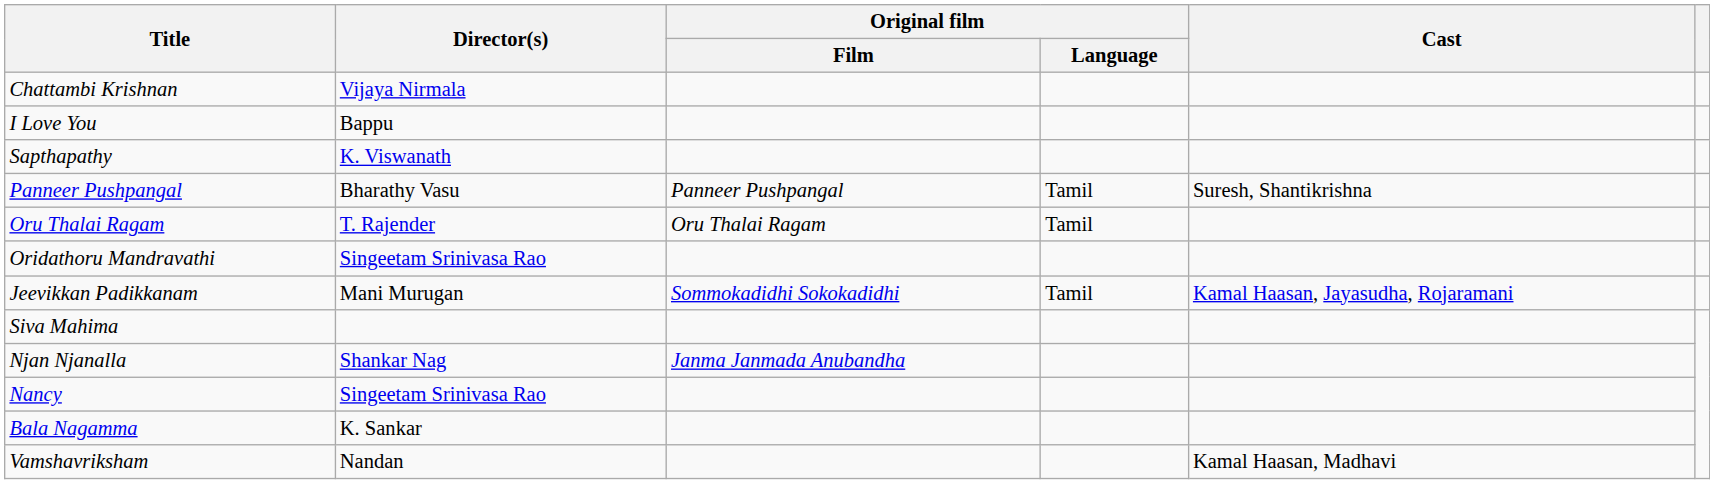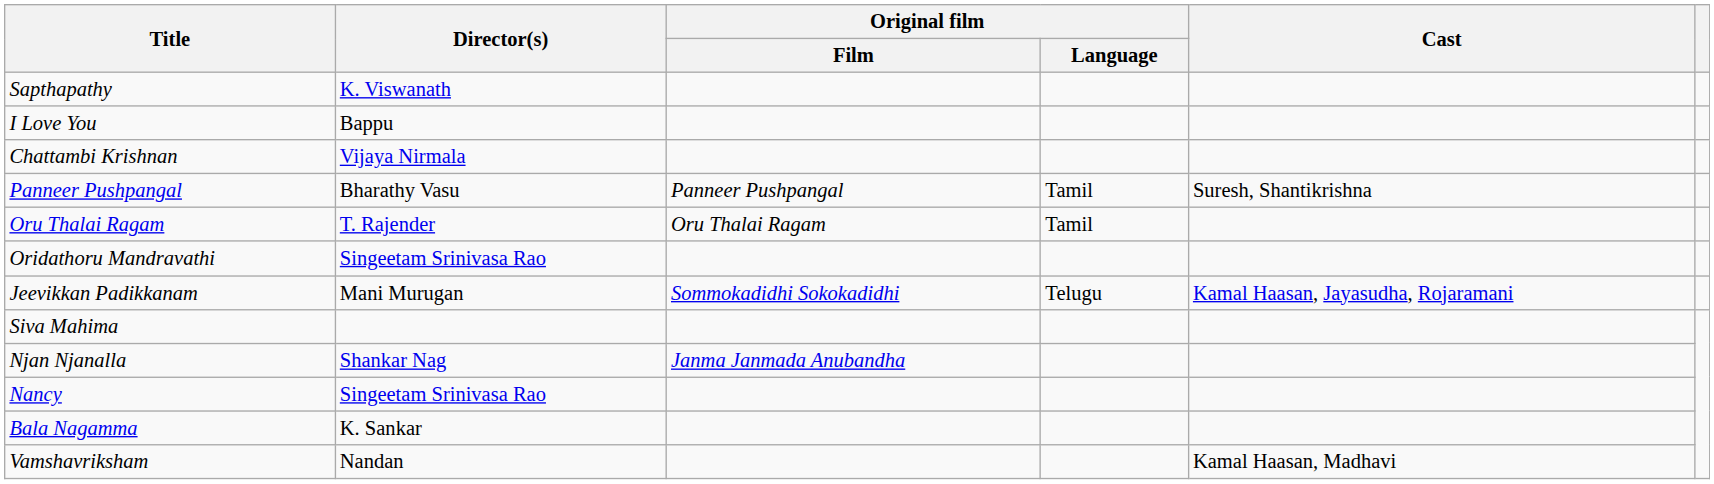rows swapped: (93, 89) <-> (61, 156)
(1069, 292) Tamil -> (1074, 292) Telugu
